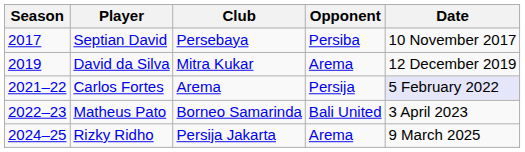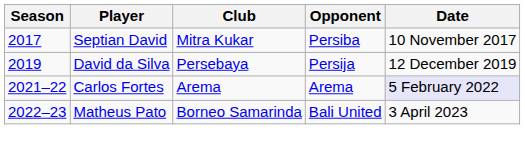(212, 40) Persebaya -> (215, 40) Mitra Kukar
(215, 64) Mitra Kukar -> (212, 64) Persebaya
(331, 64) Arema -> (332, 64) Persija
(332, 87) Persija -> (331, 87) Arema
- row: (114, 135)
